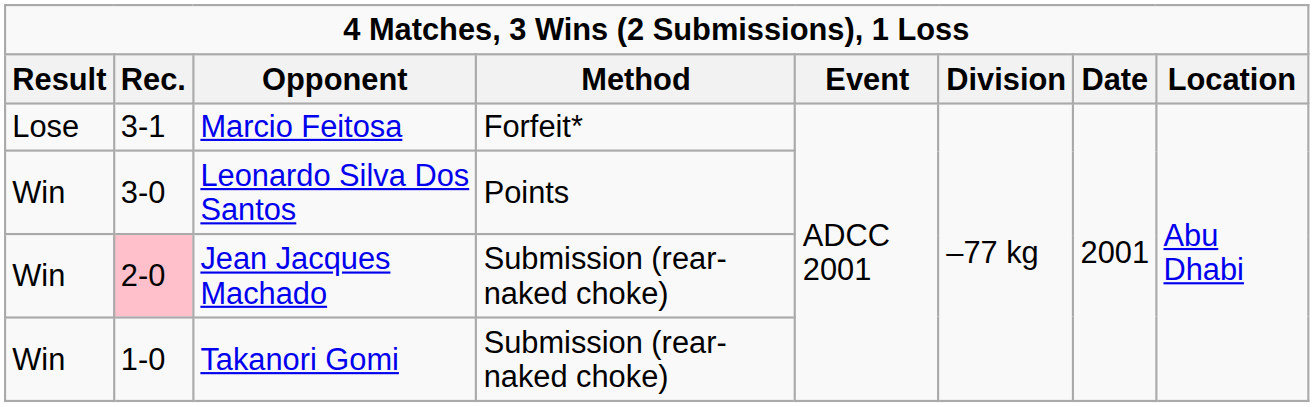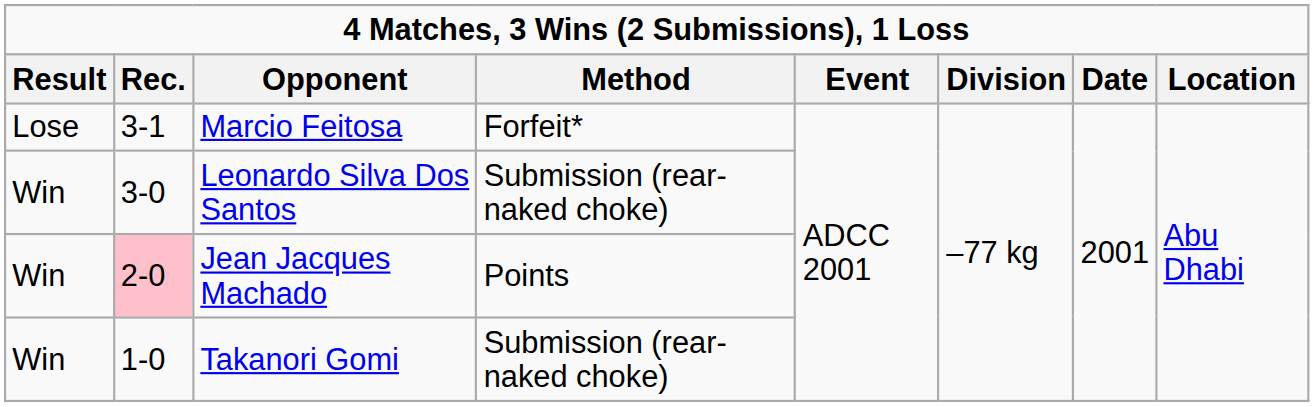(526, 193) Points -> (605, 193) Submission (rear-naked choke)
(605, 276) Submission (rear-naked choke) -> (526, 276) Points
